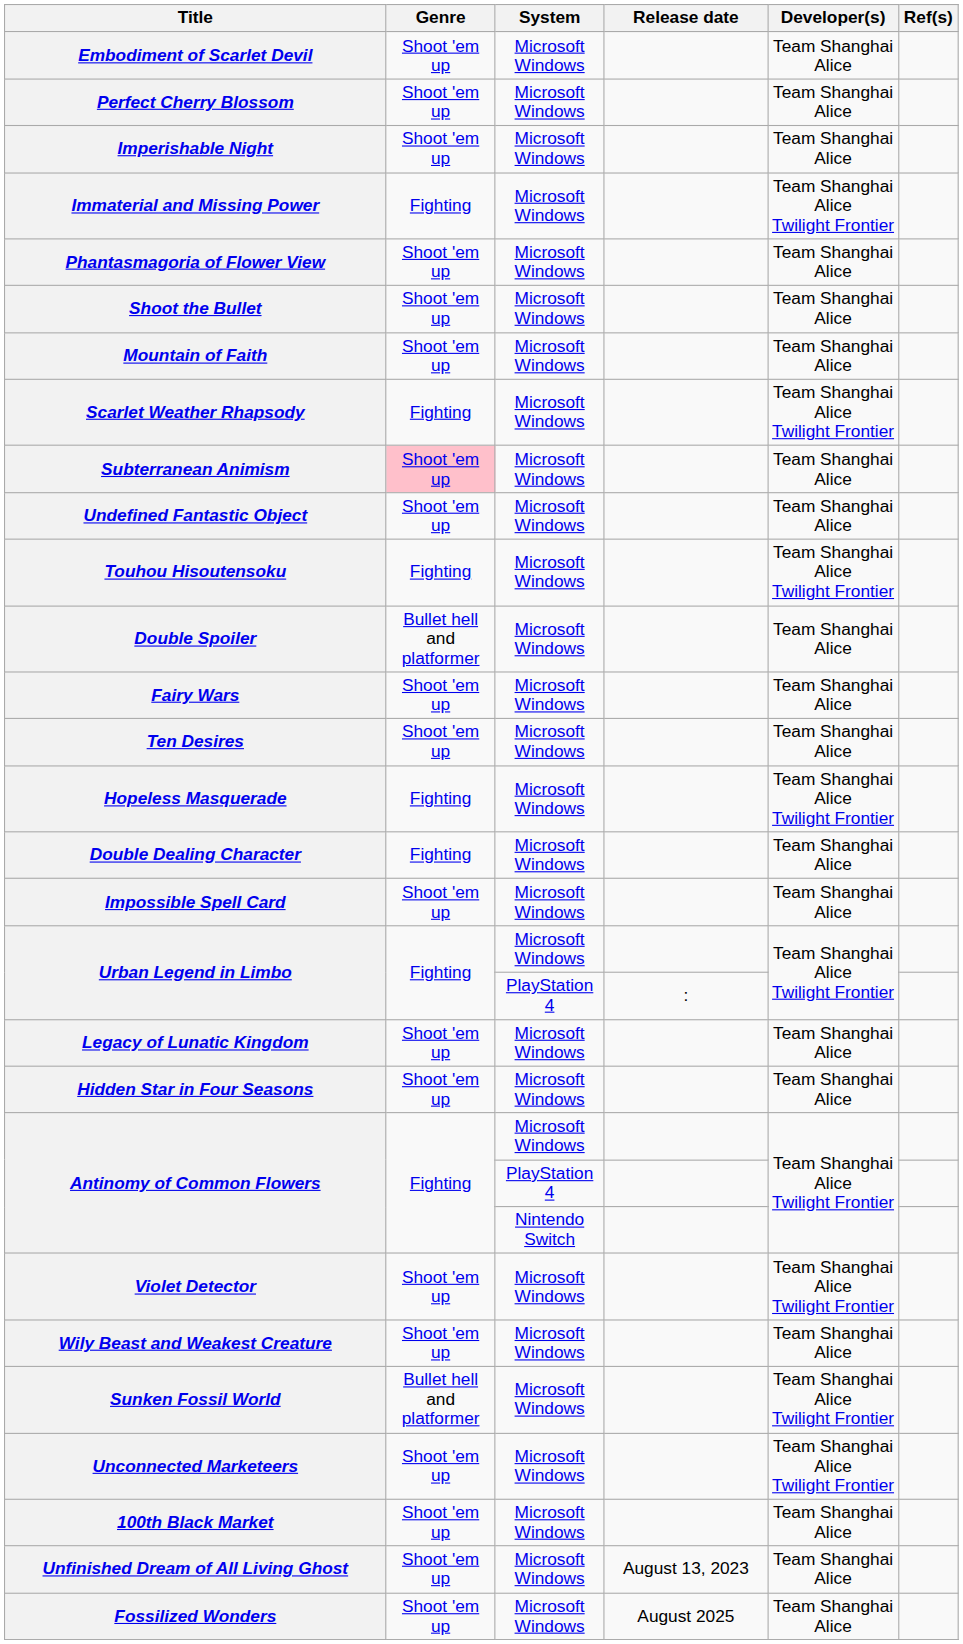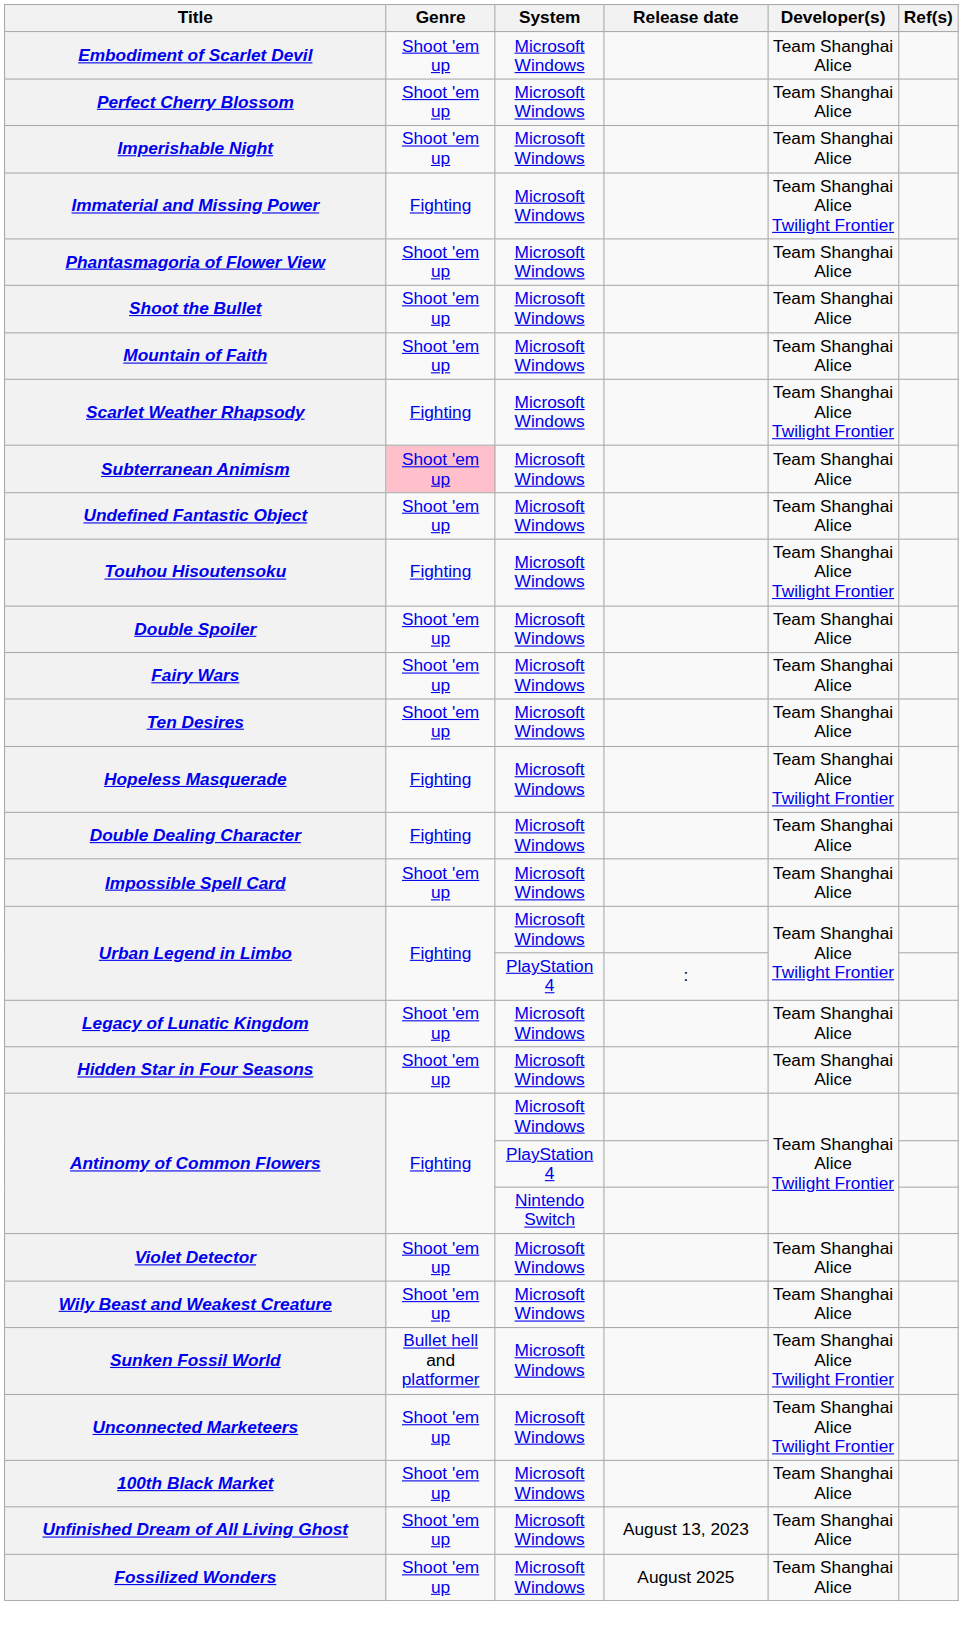(441, 638) Bullet hell and platformer -> (441, 628) Shoot 'em up
(833, 1286) Team Shanghai Alice Twilight Frontier -> (833, 1257) Team Shanghai Alice
